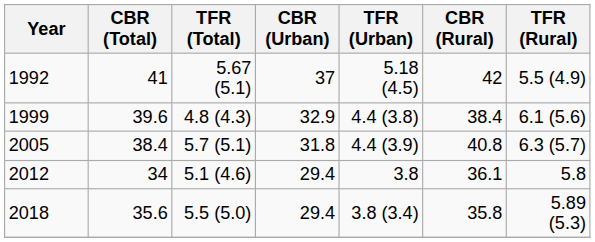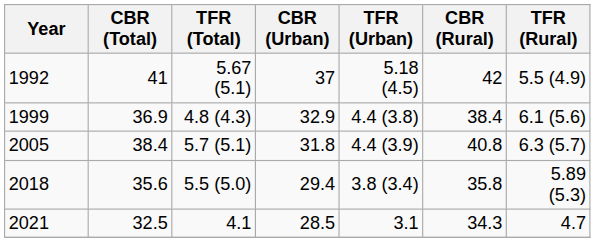(150, 116) 39.6 -> (150, 116) 36.9
- row: (29, 174)
+ row: (29, 223)
